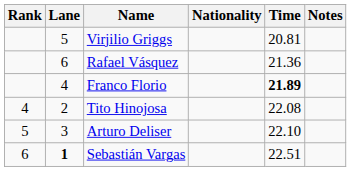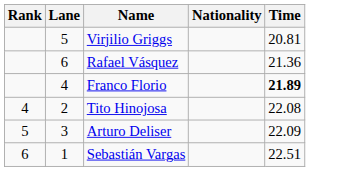- column: (325, 16)
(285, 131) 22.10 -> (285, 131) 22.09
(64, 154) bold -> (64, 154) normal
